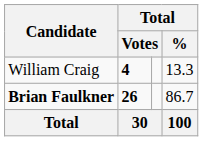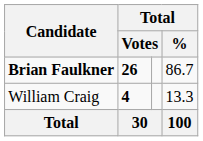rows swapped: (61, 96) <-> (54, 70)
